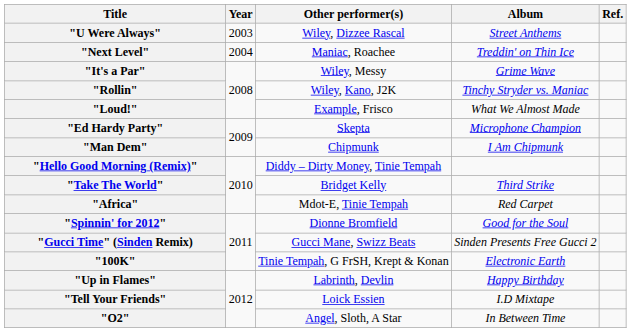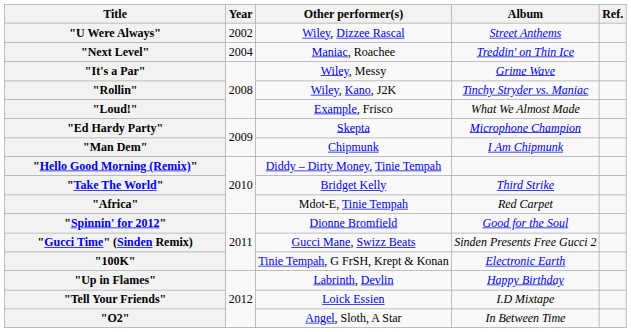(241, 33) 2003 -> (241, 33) 2002
